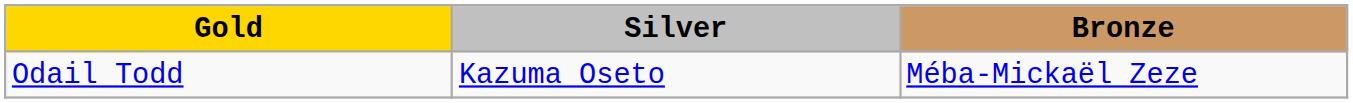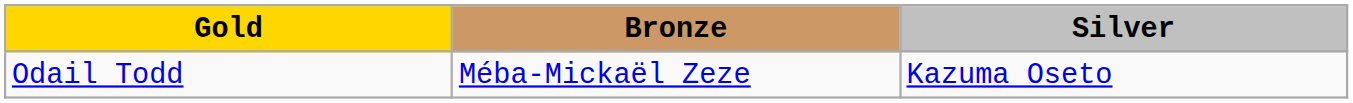columns swapped: (676, 28) <-> (1123, 28)
